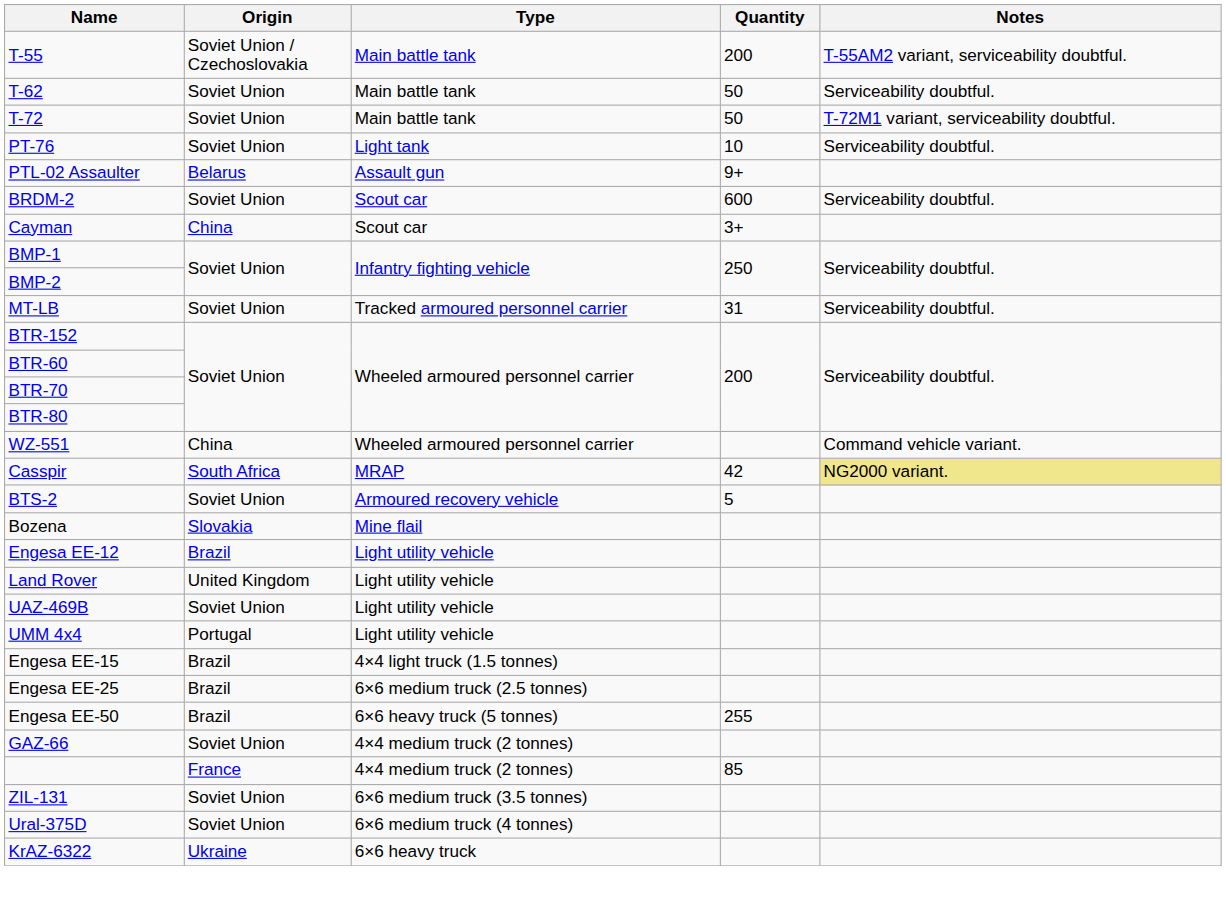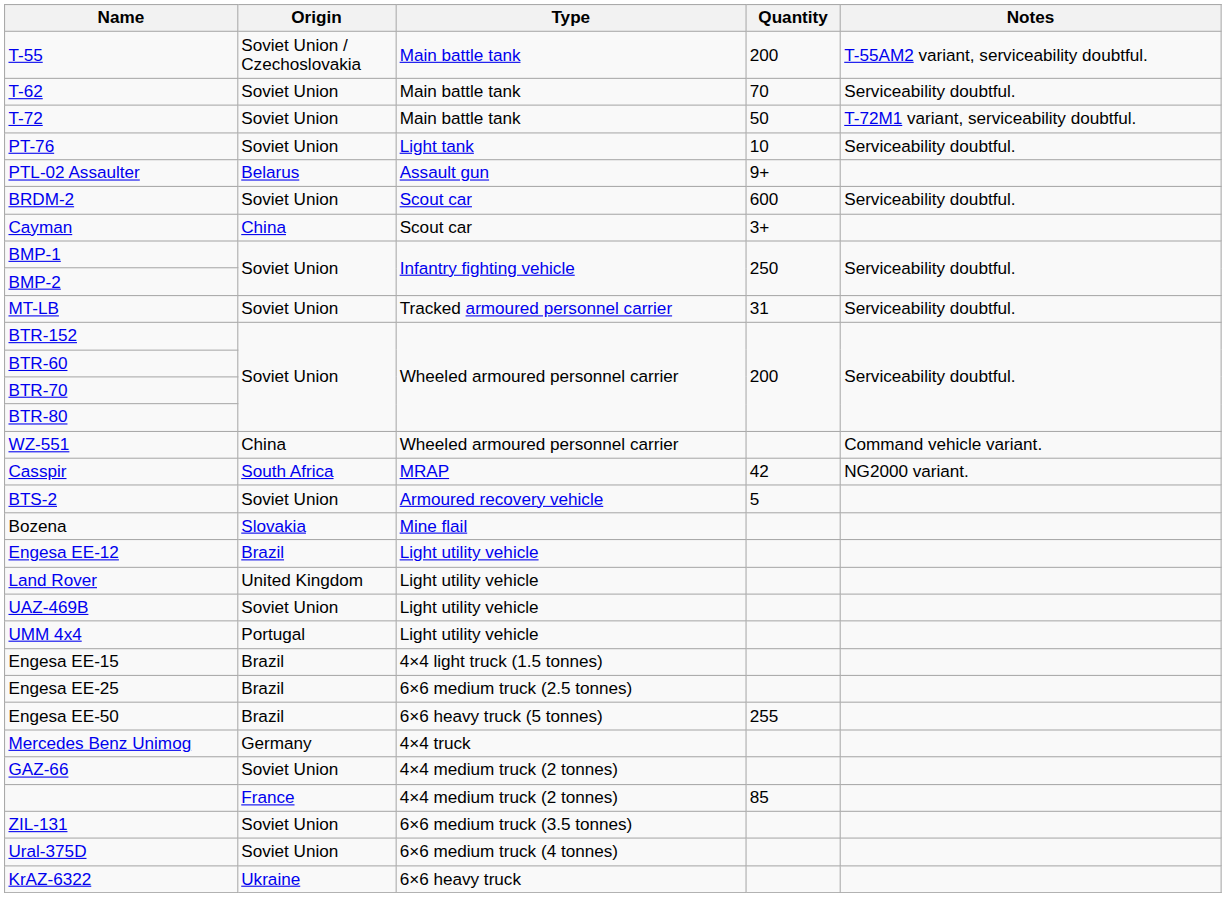(733, 91) 50 -> (759, 91) 70
(886, 471) khaki background -> (907, 471) no background
+ row: (100, 743)
